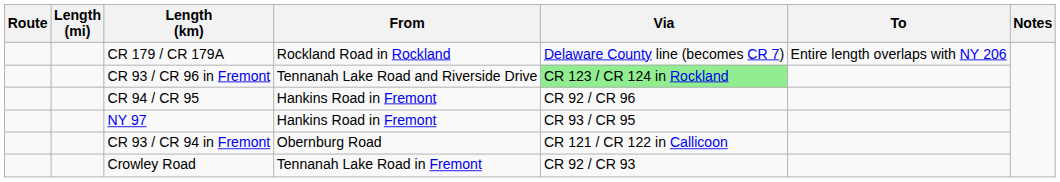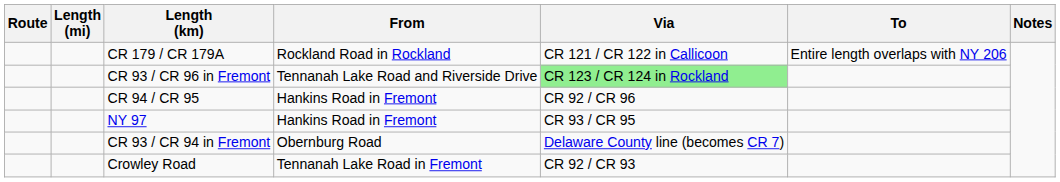(664, 53) Delaware County line (becomes CR 7) -> (636, 53) CR 121 / CR 122 in Callicoon
(636, 143) CR 121 / CR 122 in Callicoon -> (664, 143) Delaware County line (becomes CR 7)
